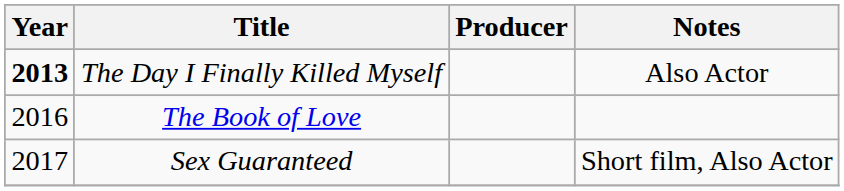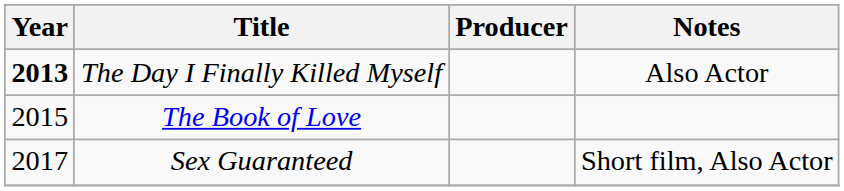(40, 116) 2016 -> (40, 116) 2015
